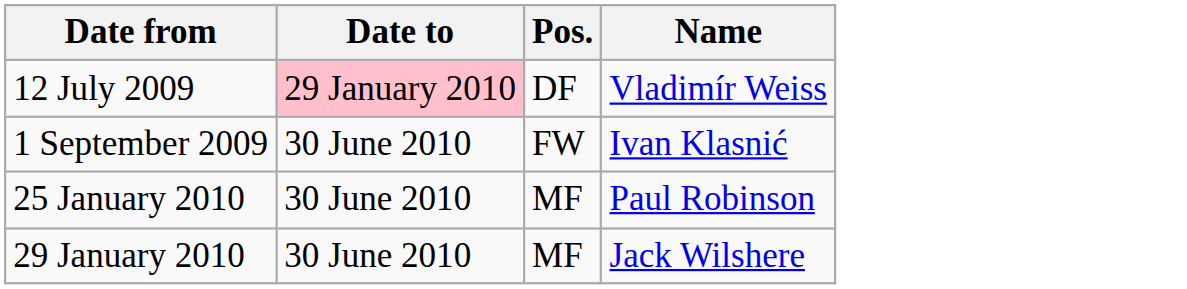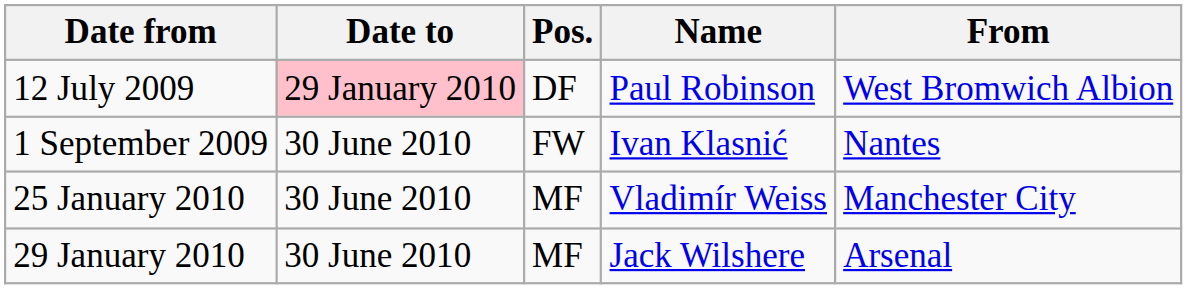+ column: (1008, 32)
(718, 87) Vladimír Weiss -> (712, 87) Paul Robinson
(712, 198) Paul Robinson -> (718, 198) Vladimír Weiss
